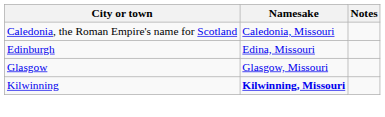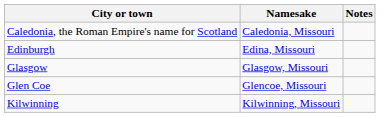+ row: (29, 85)
(294, 85) bold -> (291, 103) normal
